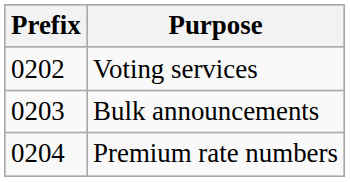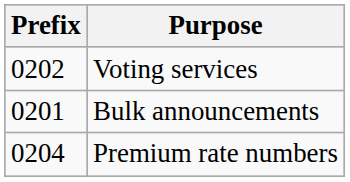(38, 111) 0203 -> (38, 111) 0201
